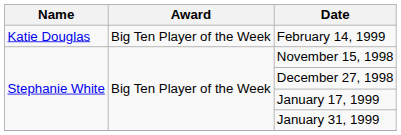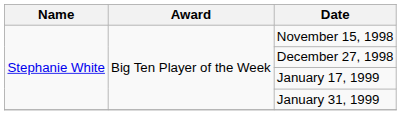- row: (331, 36)
